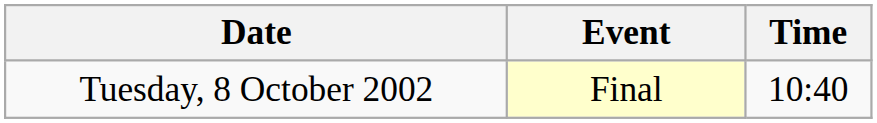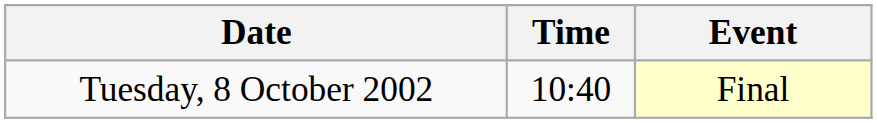columns swapped: (808, 32) <-> (626, 32)
